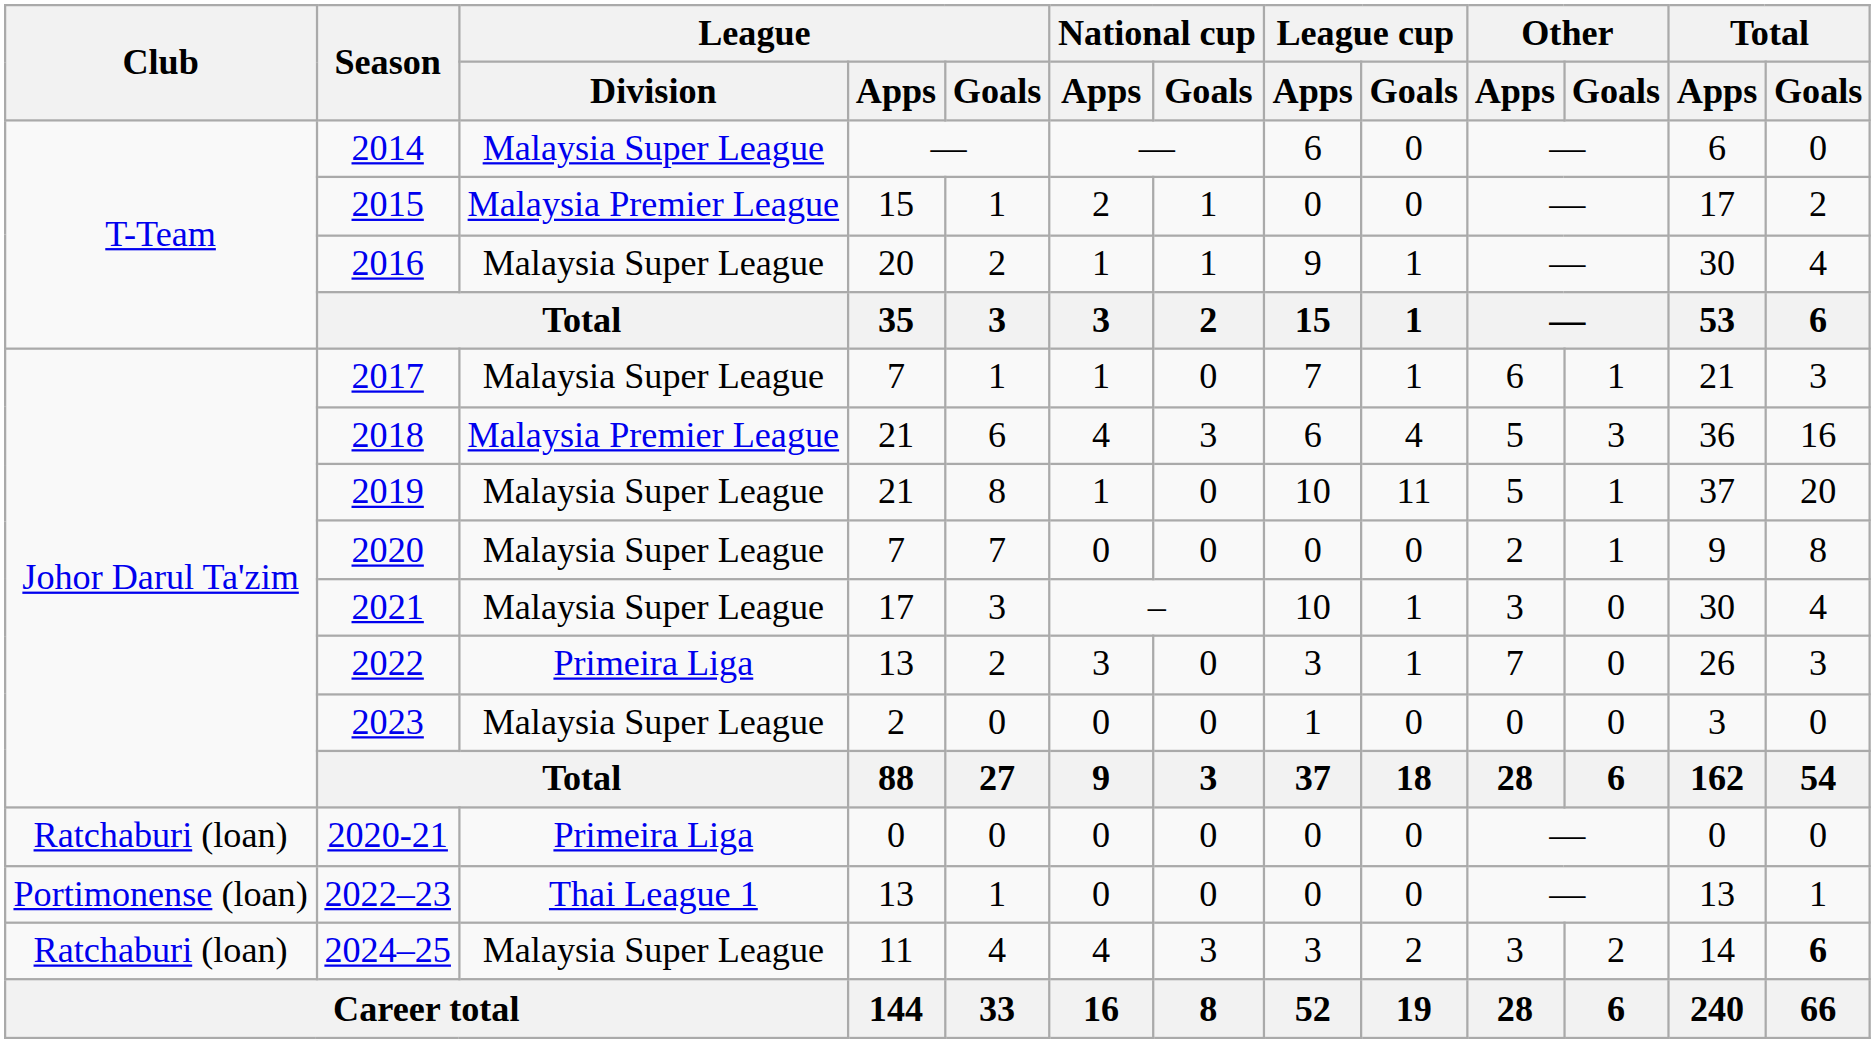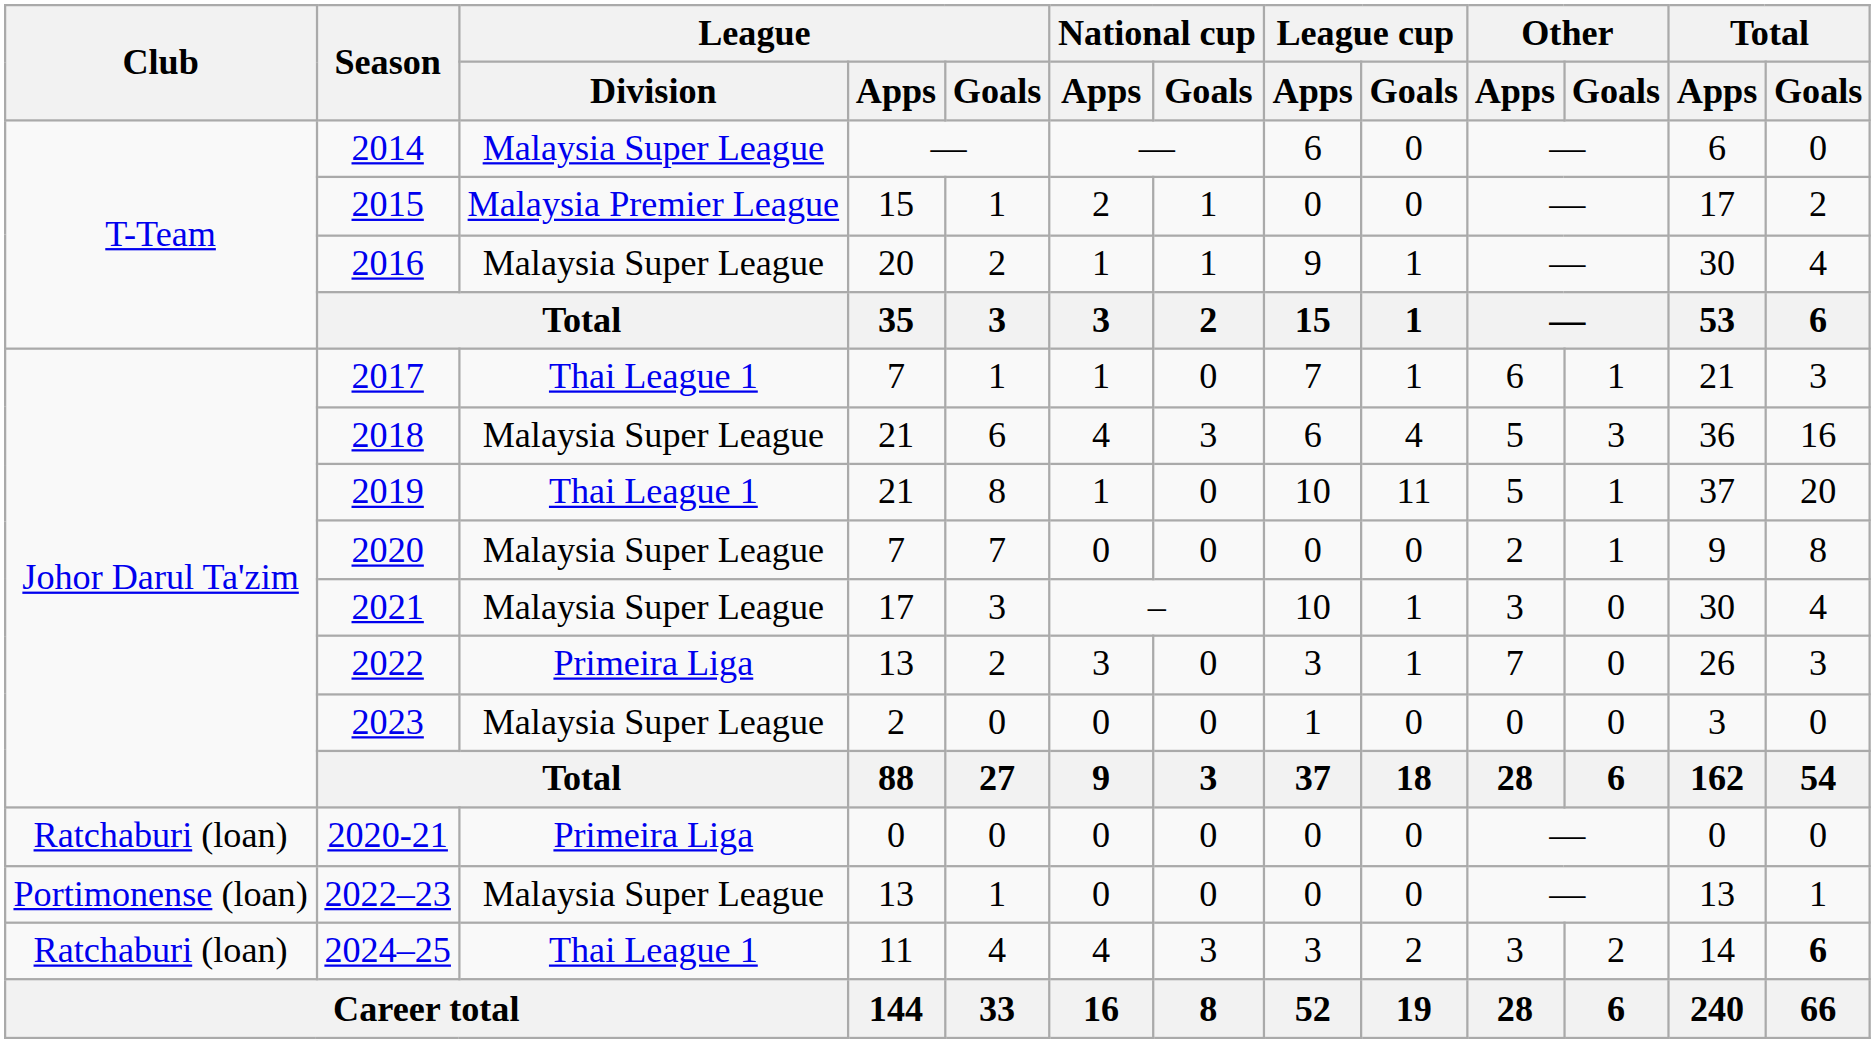(653, 377) Malaysia Super League -> (653, 377) Thai League 1
(653, 434) Malaysia Premier League -> (653, 434) Malaysia Super League
(653, 491) Malaysia Super League -> (653, 491) Thai League 1
(653, 893) Thai League 1 -> (653, 893) Malaysia Super League
(653, 950) Malaysia Super League -> (653, 950) Thai League 1
